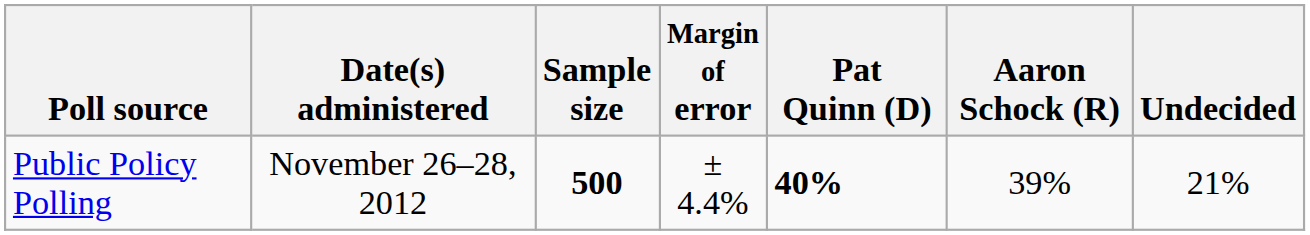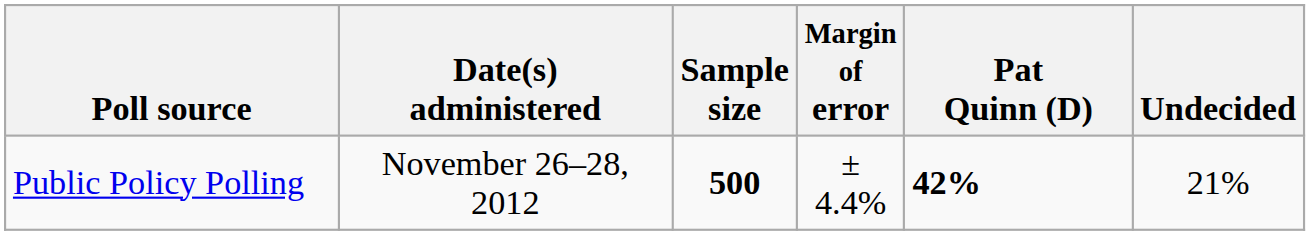- column: (1040, 89)
(809, 182) 40% -> (947, 182) 42%
